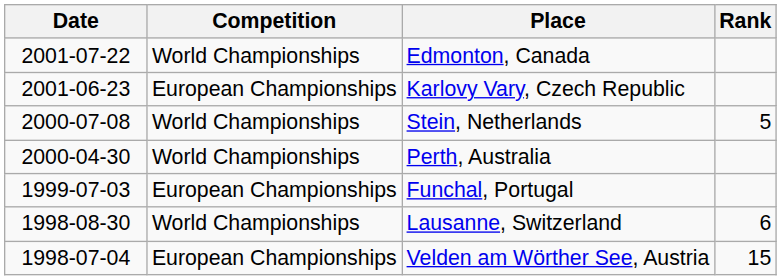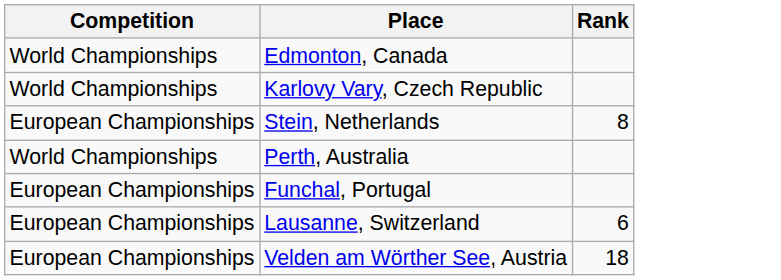- column: (76, 21)
(274, 88) European Championships -> (113, 88) World Championships
(256, 122) World Championships -> (132, 122) European Championships
(765, 122) 5 -> (623, 122) 8
(256, 223) World Championships -> (132, 223) European Championships
(759, 257) 15 -> (617, 257) 18
